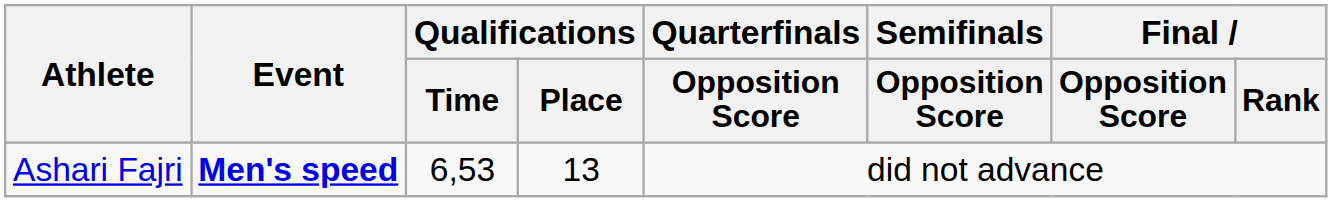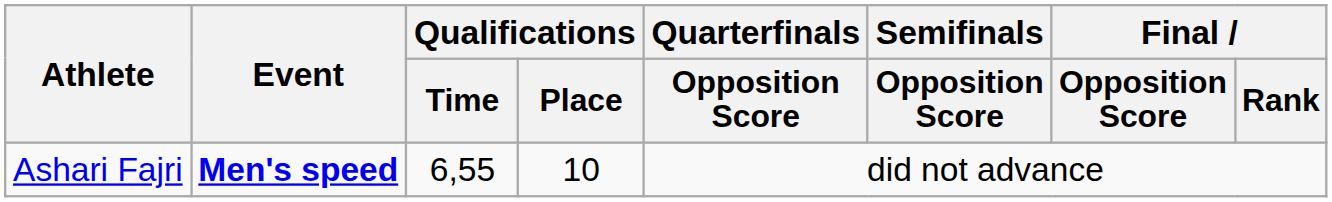(462, 170) 6,53 -> (462, 170) 6,55
(581, 170) 13 -> (581, 170) 10
